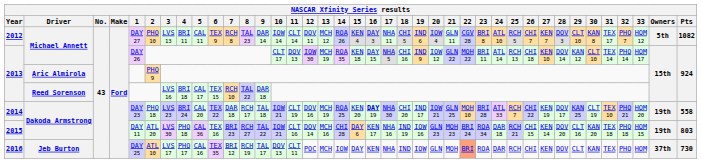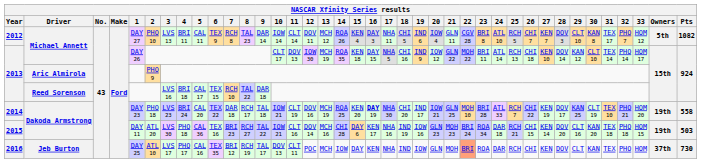(687, 130) 803 -> (687, 130) 503
